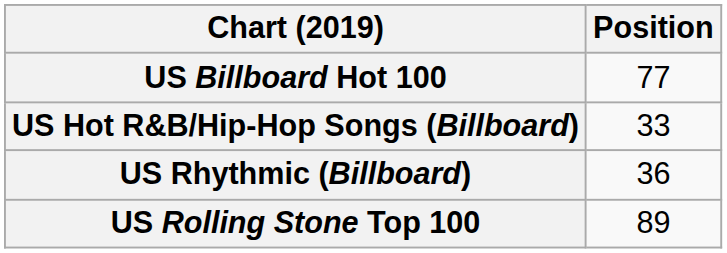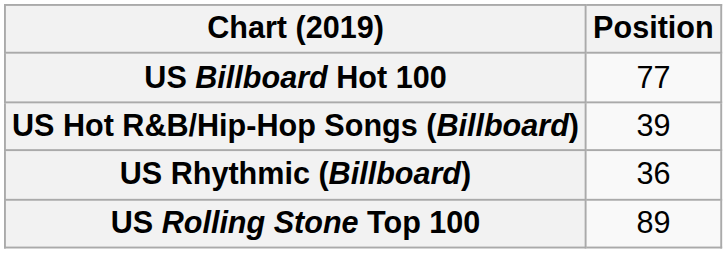(653, 125) 33 -> (653, 125) 39
